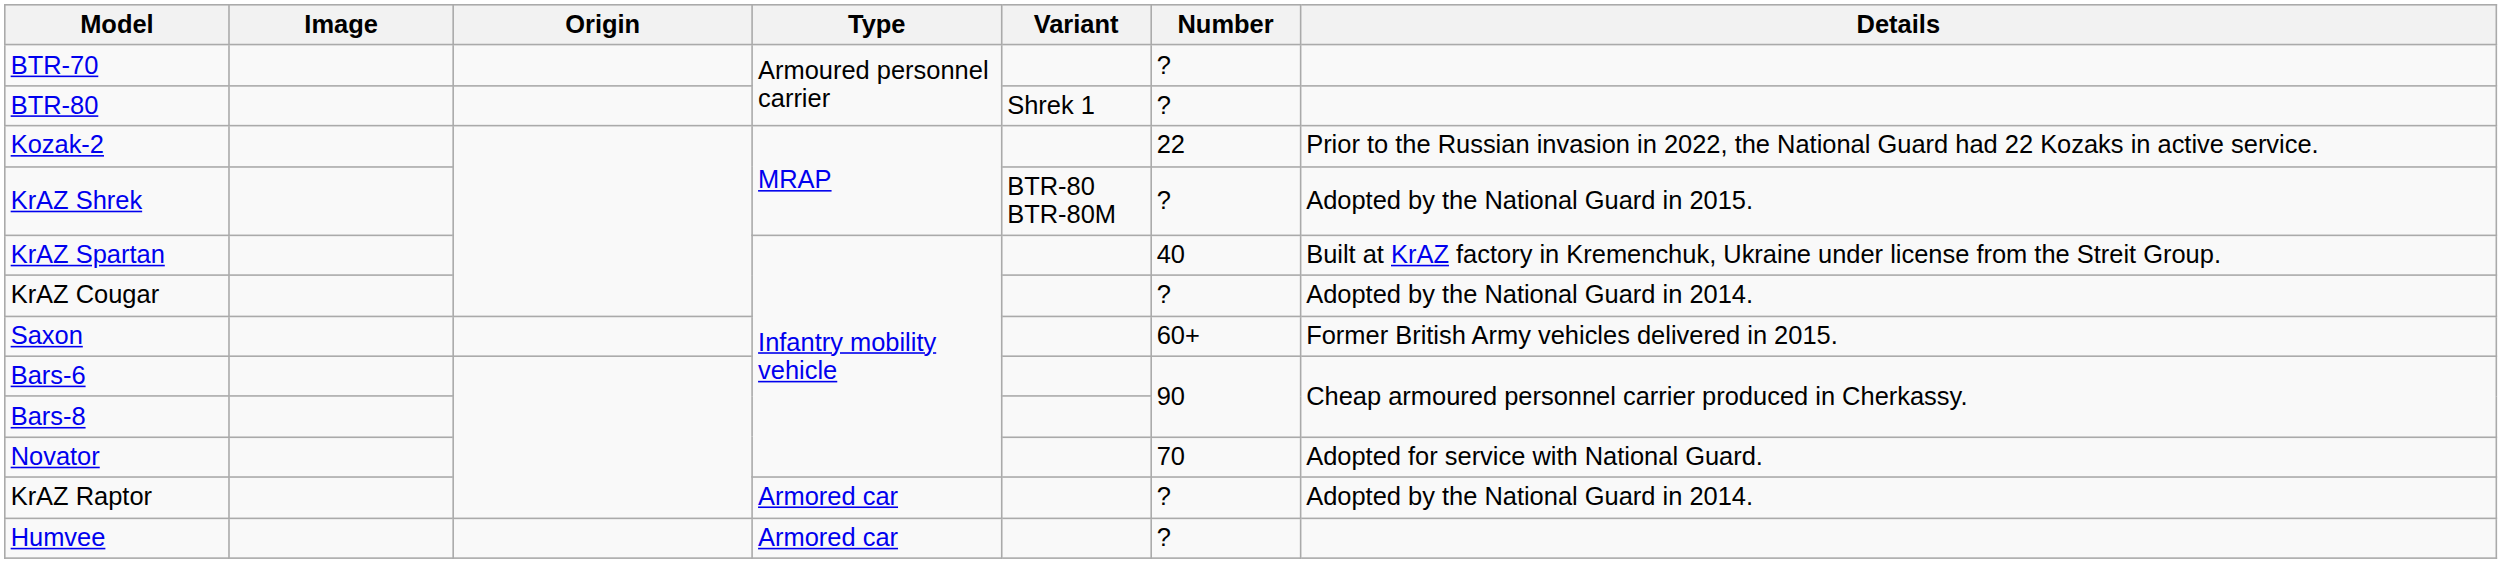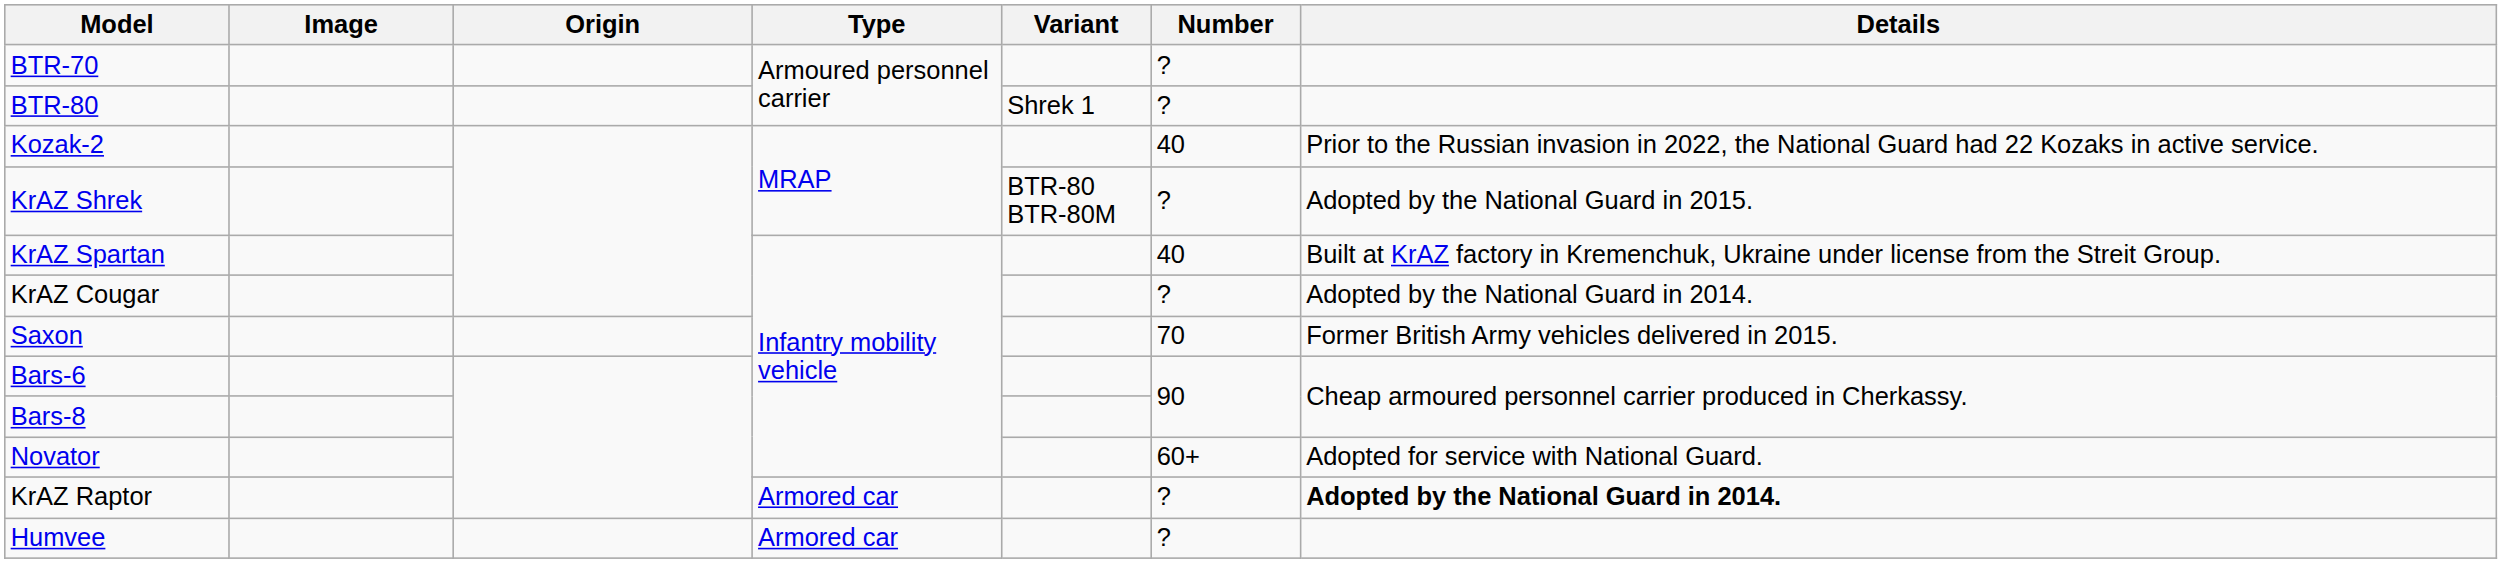(1171, 145) 22 -> (1171, 145) 40
(1178, 335) 60+ -> (1171, 335) 70
(1171, 456) 70 -> (1178, 456) 60+
(1530, 497) normal -> (1544, 497) bold
